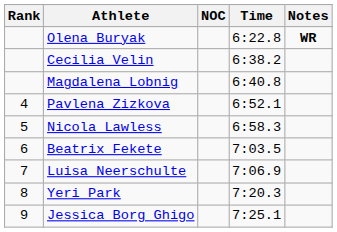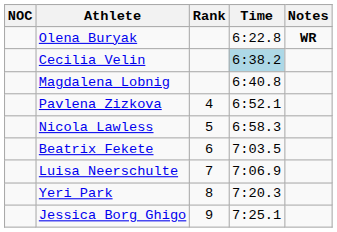columns swapped: (24, 16) <-> (213, 16)
(257, 60) no background -> (257, 60) lightblue background
